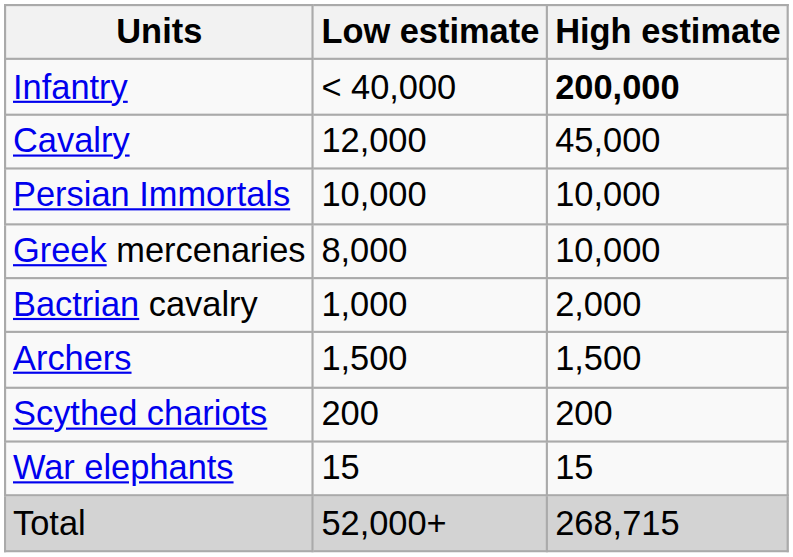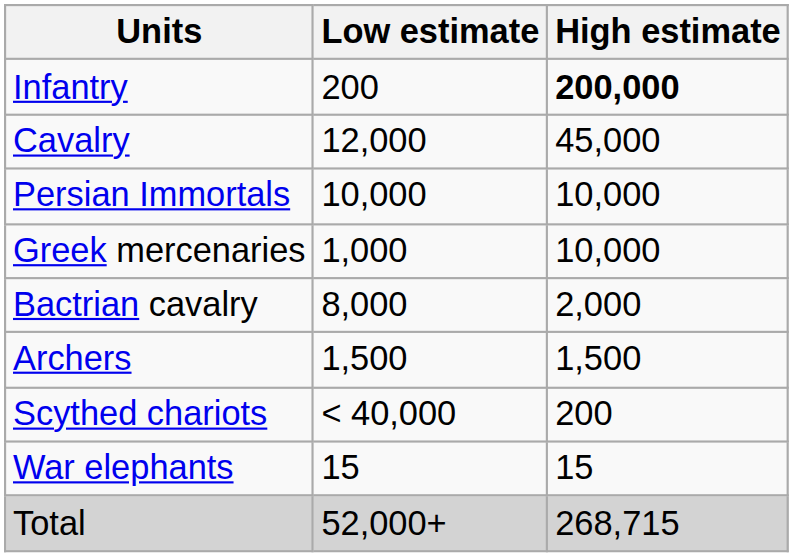(389, 86) < 40,000 -> (350, 86) 200
(364, 250) 8,000 -> (364, 250) 1,000
(364, 304) 1,000 -> (364, 304) 8,000
(350, 413) 200 -> (389, 413) < 40,000
